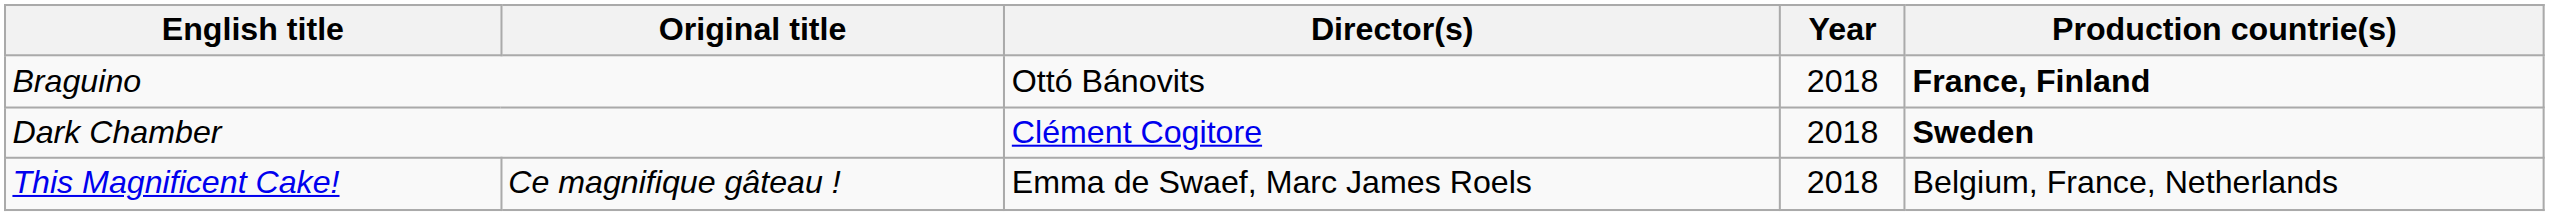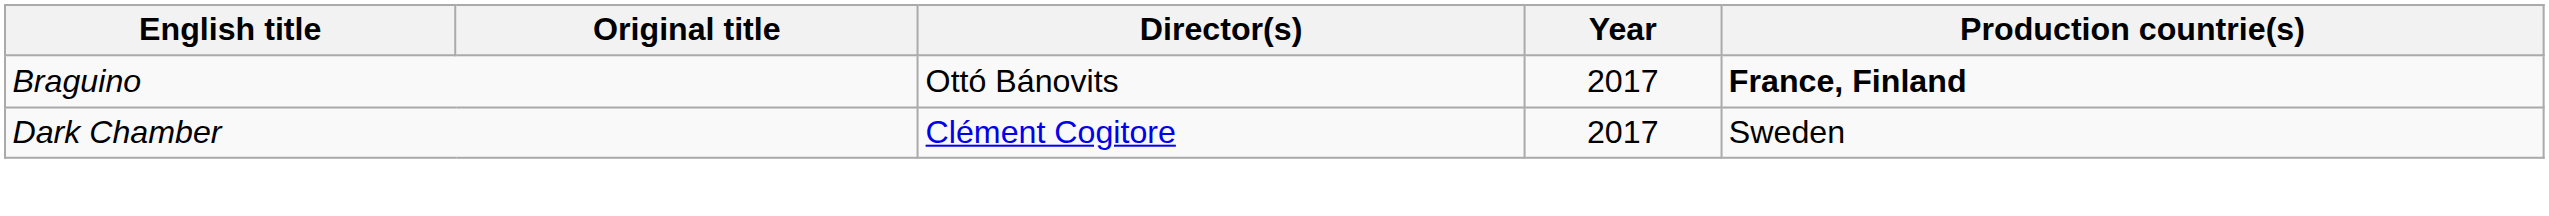(1843, 81) 2018 -> (1623, 81) 2017
(1843, 132) 2018 -> (1623, 132) 2017
(1973, 132) bold -> (1787, 132) normal
- row: (176, 183)
